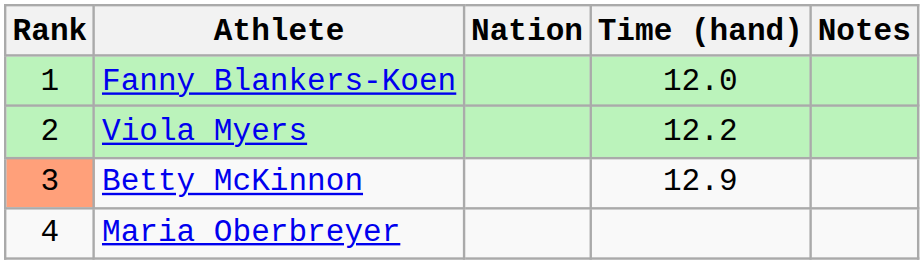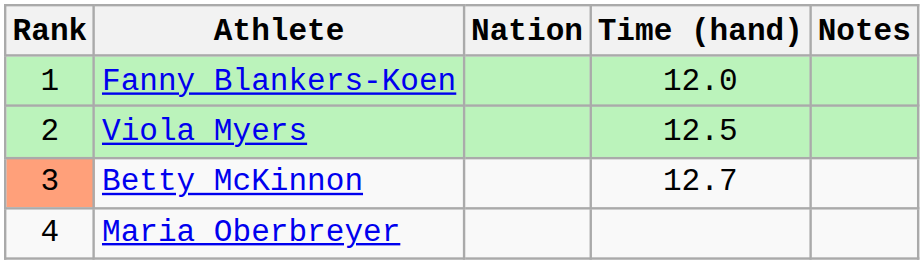(700, 132) 12.2 -> (700, 132) 12.5
(700, 182) 12.9 -> (700, 182) 12.7
